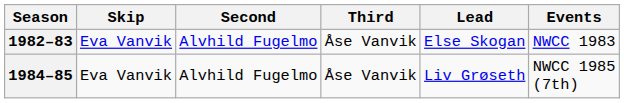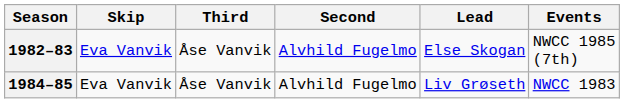columns swapped: (371, 17) <-> (248, 17)
(574, 42) NWCC 1983 -> (574, 51) NWCC 1985 (7th)
(574, 76) NWCC 1985 (7th) -> (574, 85) NWCC 1983
